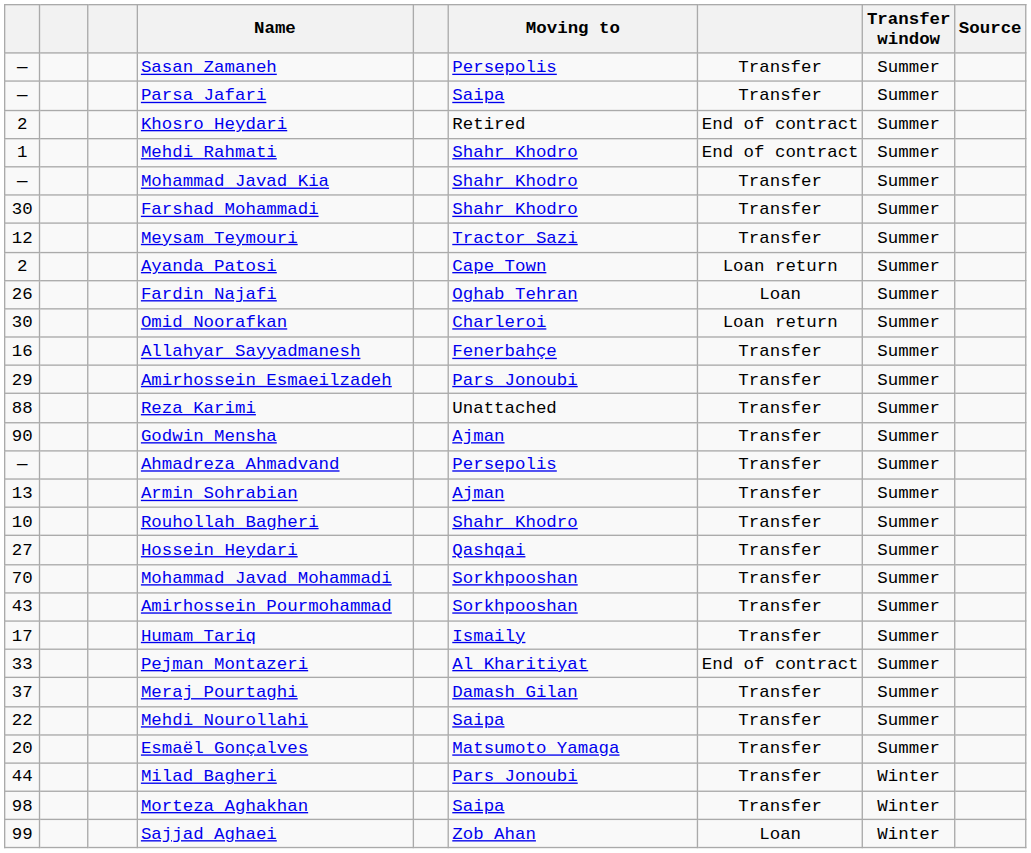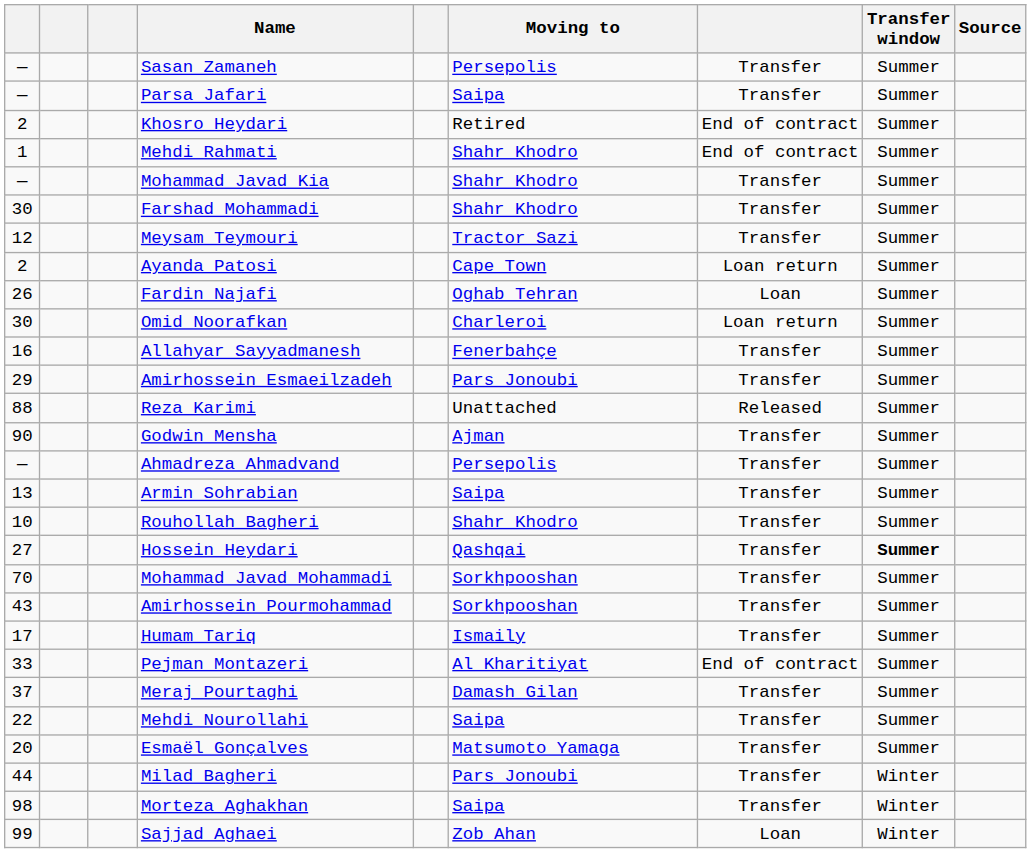(780, 408) Transfer -> (780, 408) Released
(478, 493) Ajman -> (478, 493) Saipa
(909, 550) normal -> (909, 550) bold
